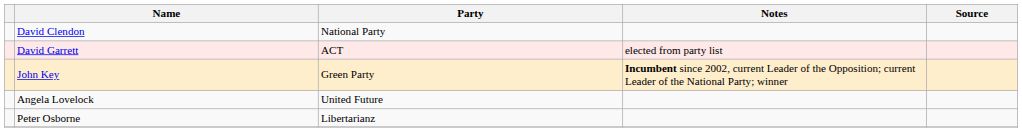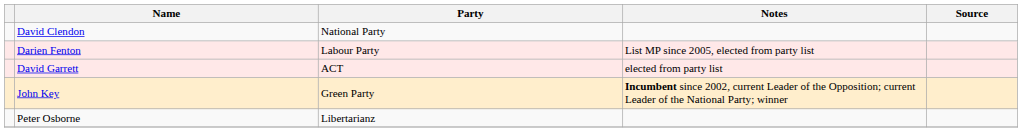+ row: (49, 50)
- row: (55, 100)
